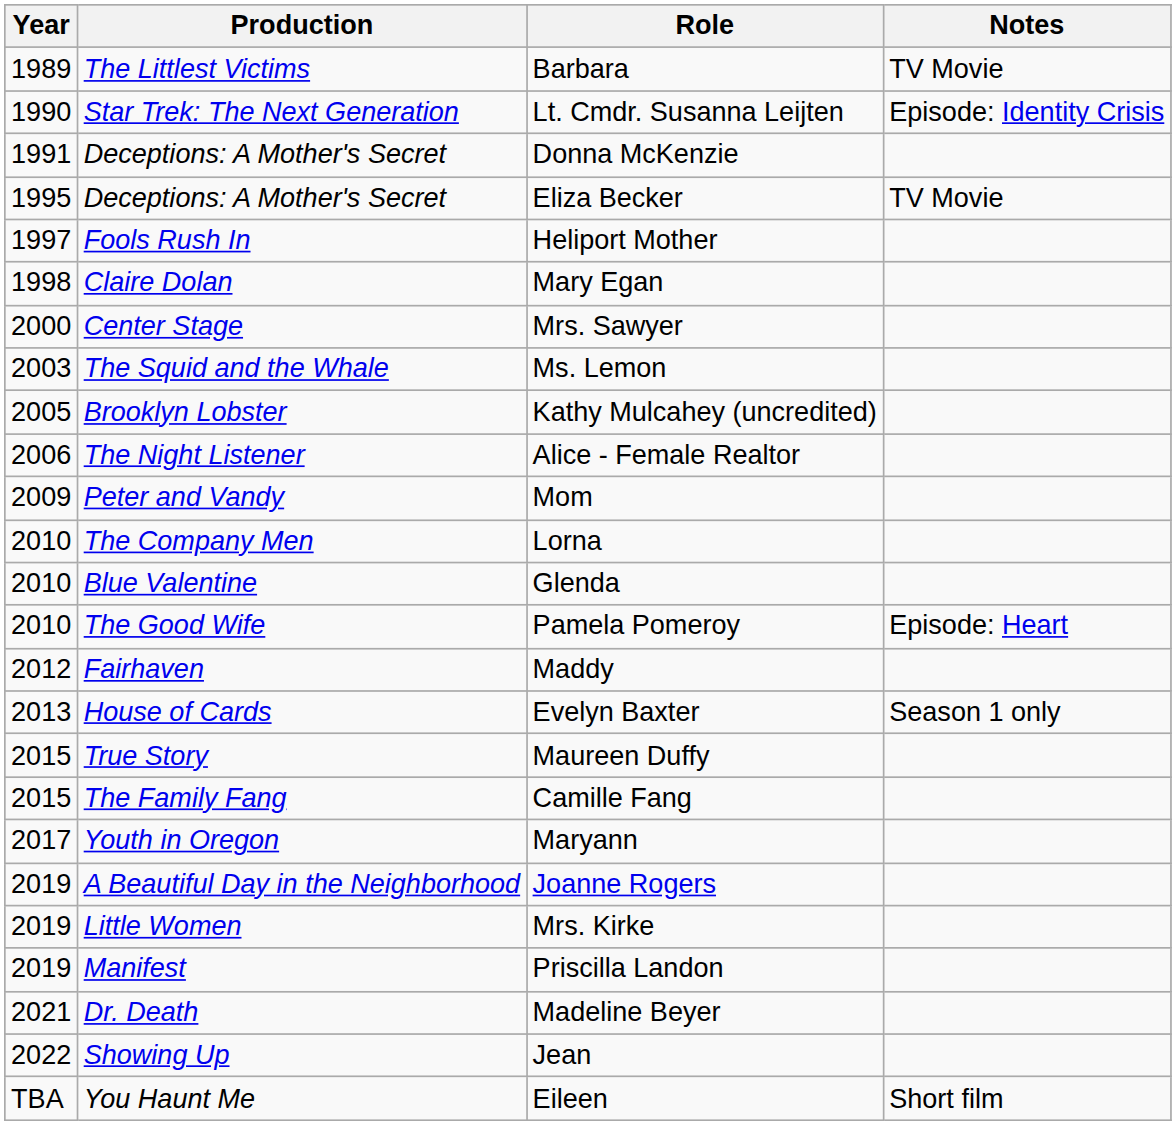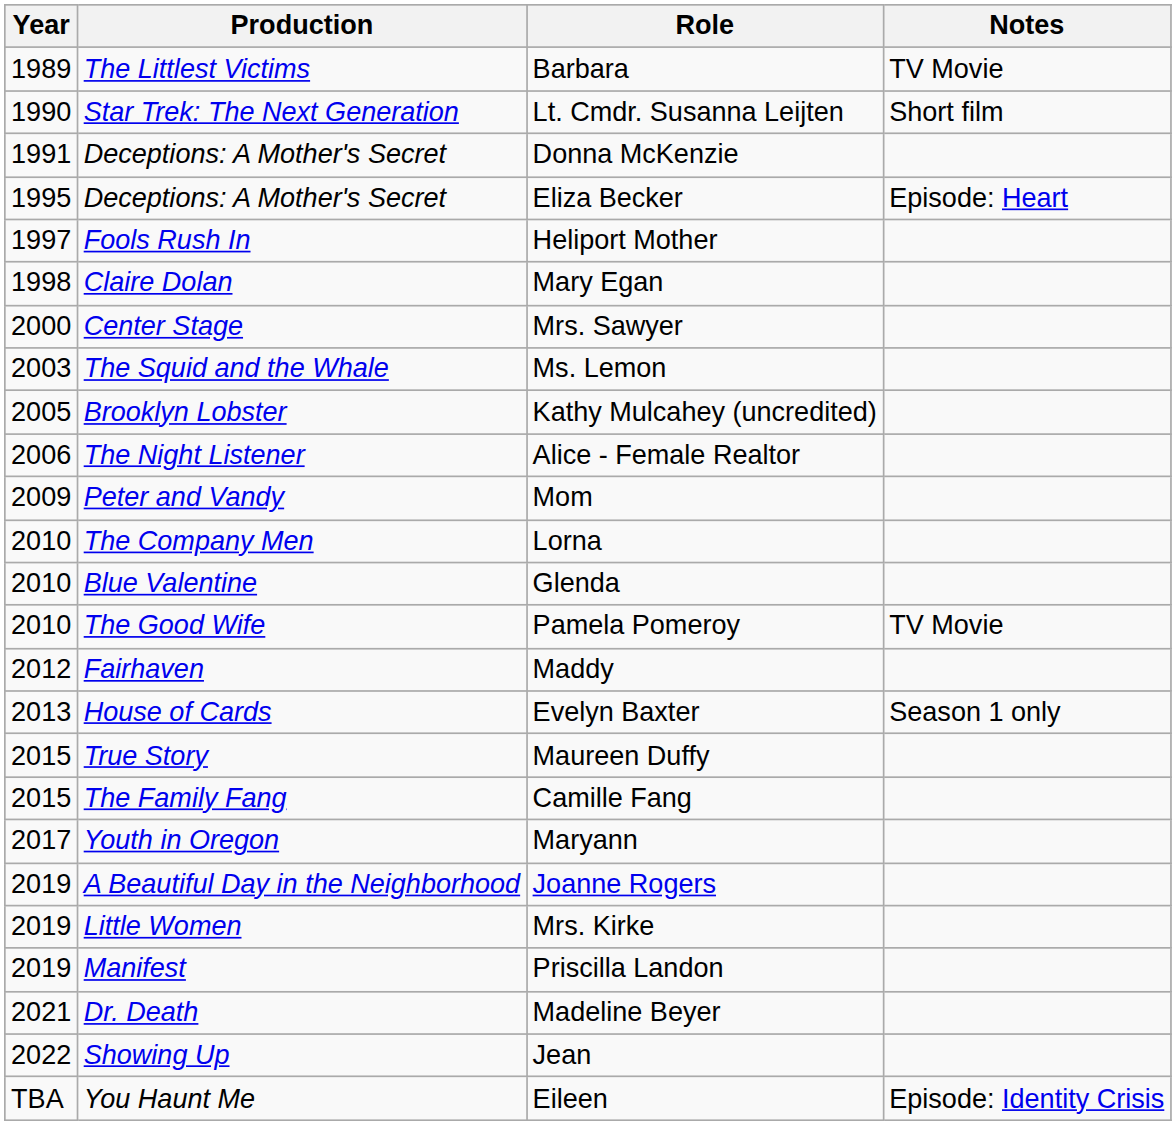(1027, 111) Episode: Identity Crisis -> (946, 111) Short film
(946, 197) TV Movie -> (979, 197) Episode: Heart
(979, 626) Episode: Heart -> (946, 626) TV Movie
(946, 1098) Short film -> (1027, 1098) Episode: Identity Crisis
